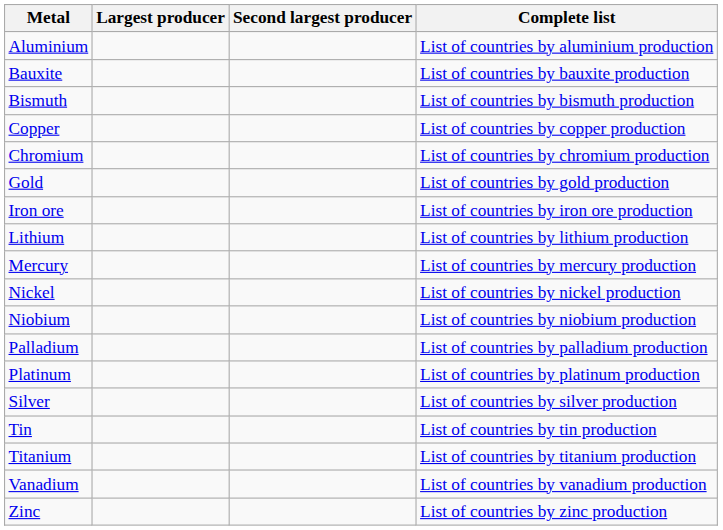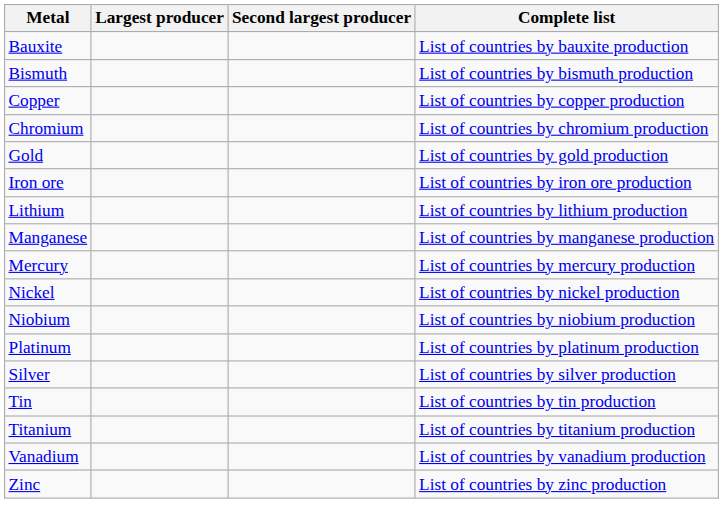- row: (48, 45)
+ row: (48, 237)
- row: (44, 347)
